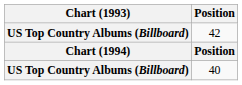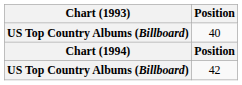rows swapped: (215, 32) <-> (215, 70)
